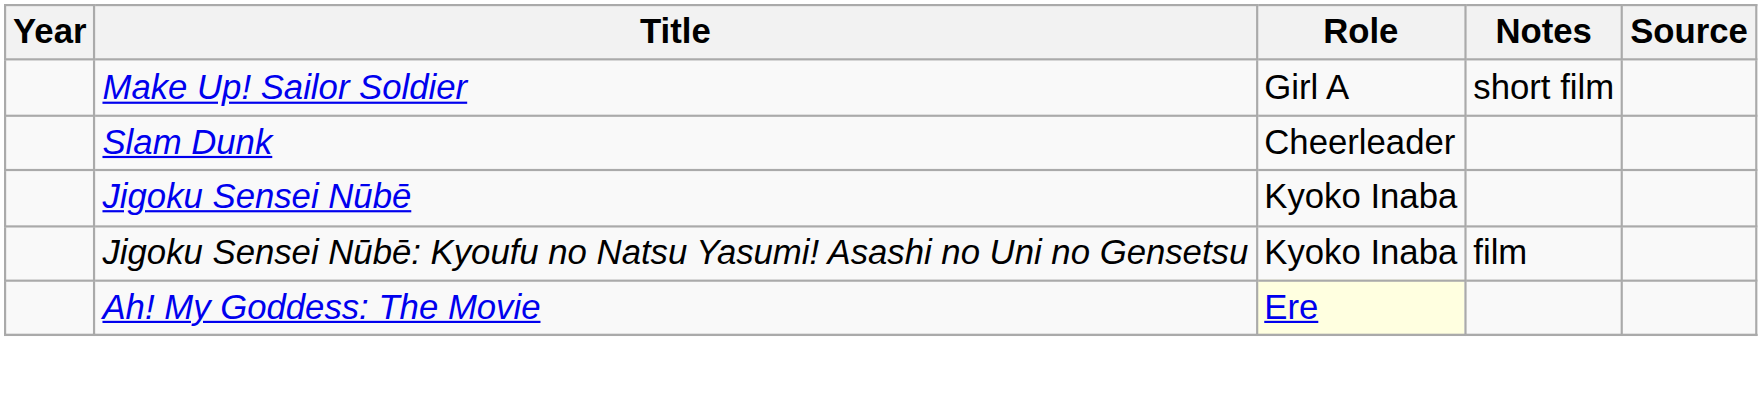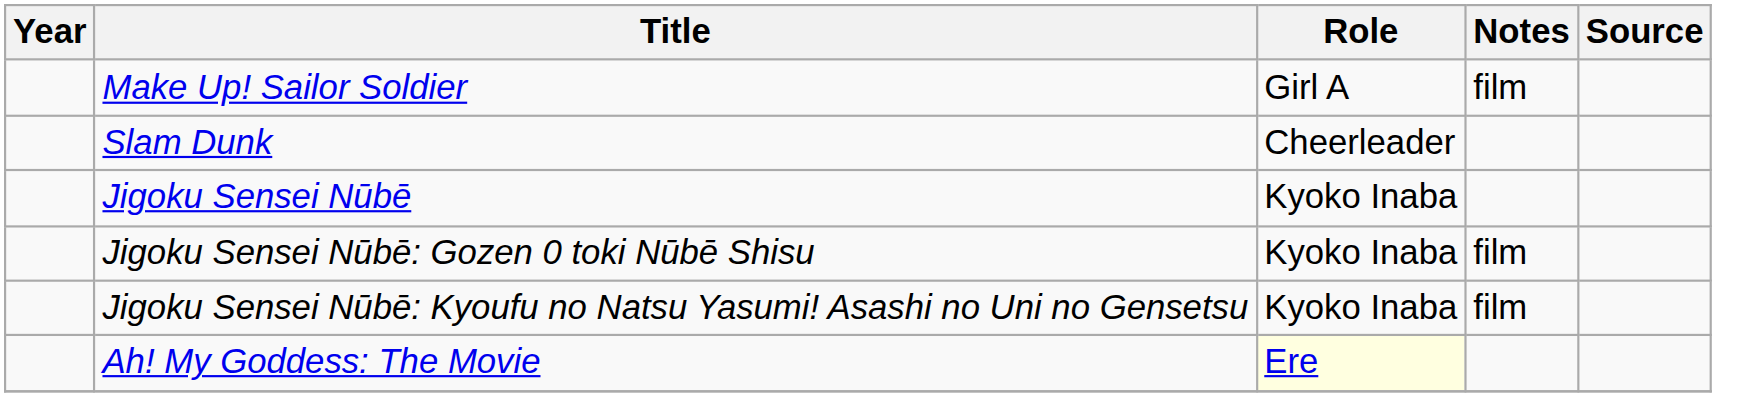(1544, 87) short film -> (1500, 87) film
+ row: (459, 252)
